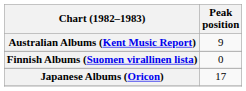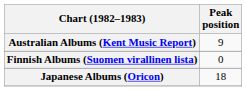(221, 77) 17 -> (221, 77) 18
